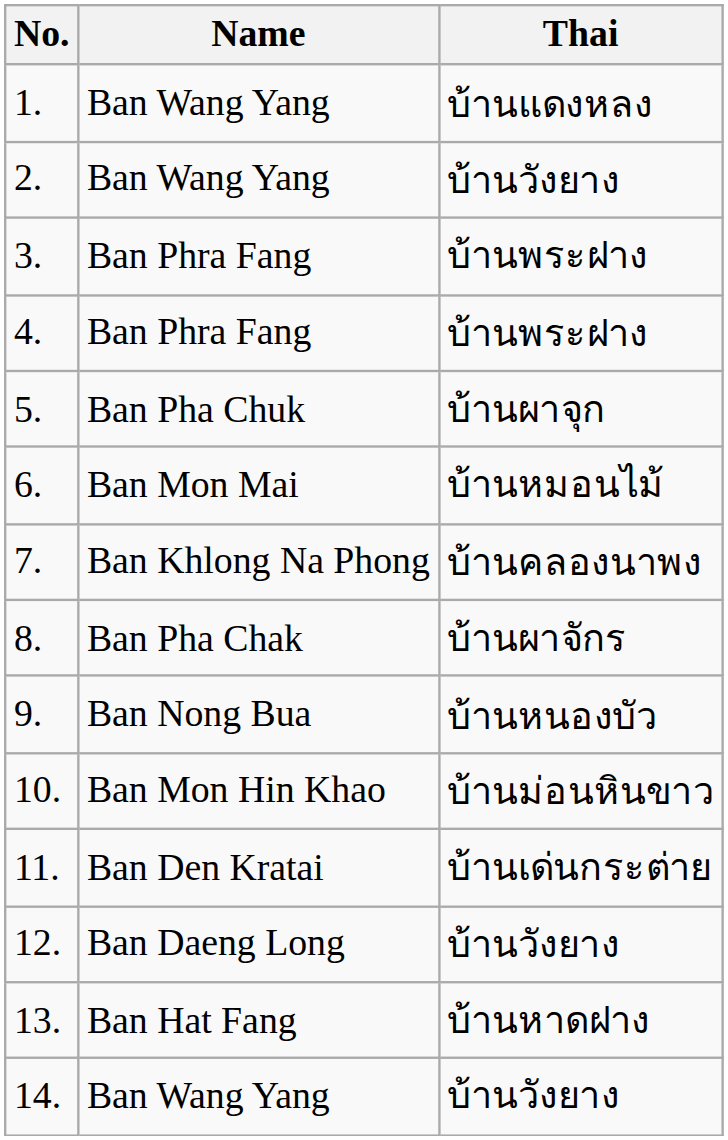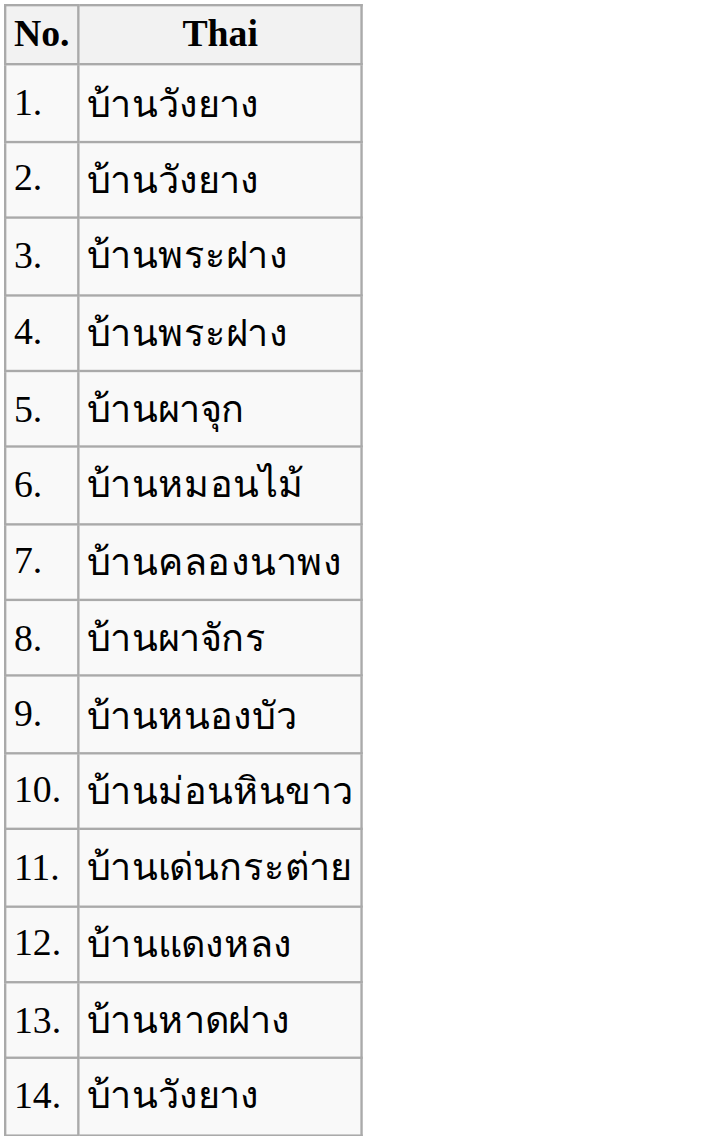- column: (258, 34)
(550, 103) บ้านแดงหลง -> (173, 103) บ้านวังยาง
(533, 944) บ้านวังยาง -> (190, 944) บ้านแดงหลง
